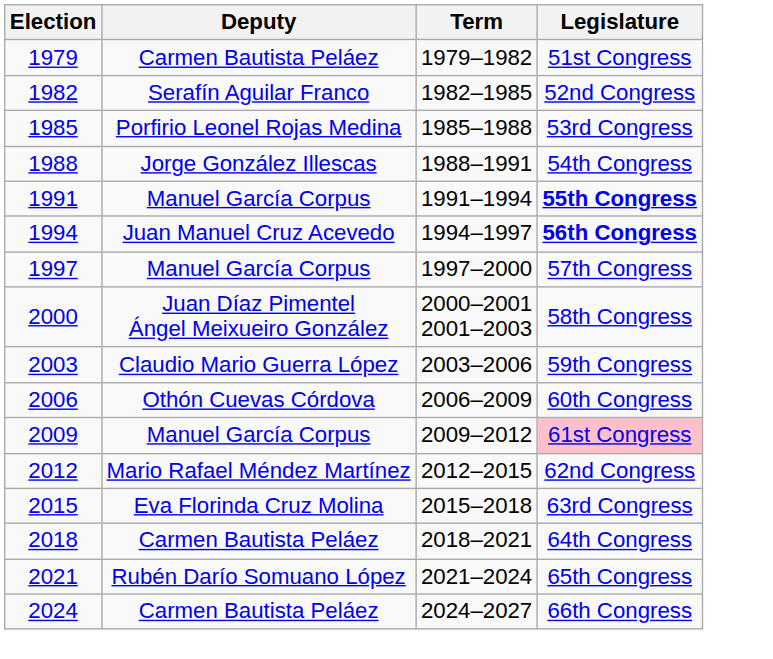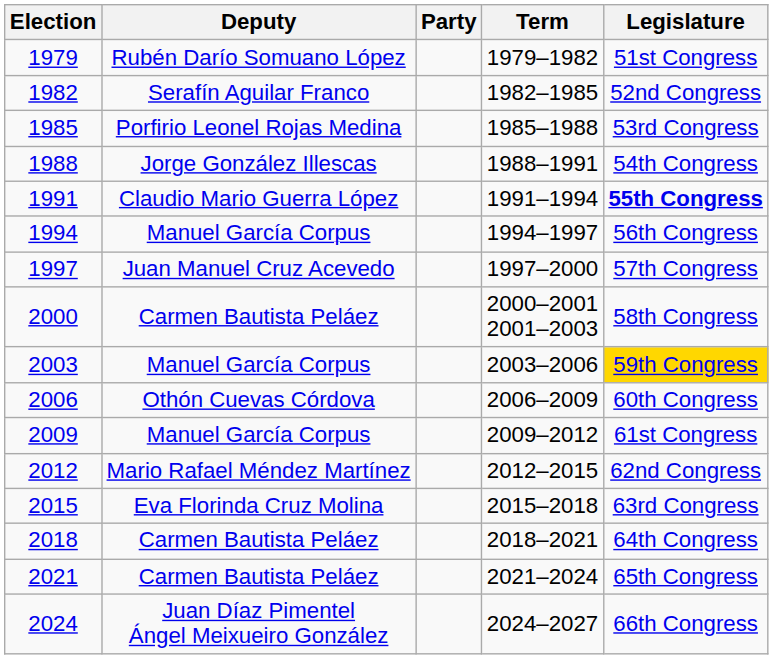+ column: (449, 22)
(259, 57) Carmen Bautista Peláez -> (259, 57) Rubén Darío Somuano López
(259, 198) Manuel García Corpus -> (259, 198) Claudio Mario Guerra López
(259, 233) Juan Manuel Cruz Acevedo -> (259, 233) Manuel García Corpus
(620, 233) bold -> (686, 233) normal
(259, 269) Manuel García Corpus -> (259, 269) Juan Manuel Cruz Acevedo
(259, 316) Juan Díaz Pimentel Ángel Meixueiro González -> (259, 316) Carmen Bautista Peláez
(259, 364) Claudio Mario Guerra López -> (259, 364) Manuel García Corpus
(620, 364) no background -> (686, 364) gold background
(620, 435) pink background -> (686, 435) no background
(259, 576) Rubén Darío Somuano López -> (259, 576) Carmen Bautista Peláez
(259, 611) Carmen Bautista Peláez -> (259, 624) Juan Díaz Pimentel Ángel Meixueiro González
